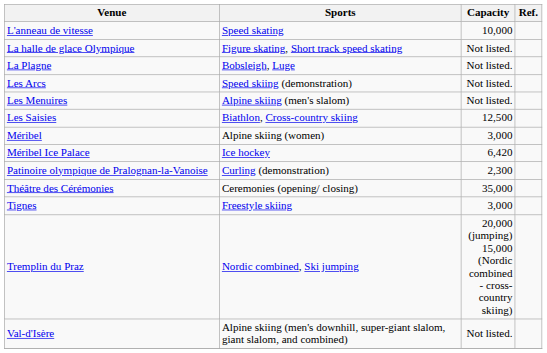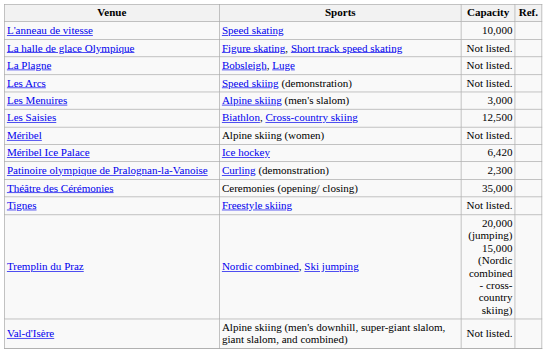(489, 100) Not listed. -> (500, 100) 3,000
(500, 135) 3,000 -> (489, 135) Not listed.
(500, 205) 3,000 -> (489, 205) Not listed.
